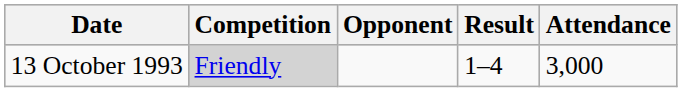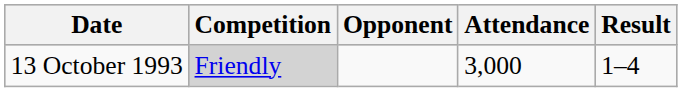columns swapped: (499, 24) <-> (608, 24)
